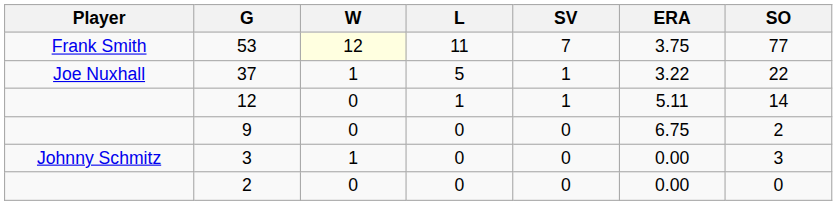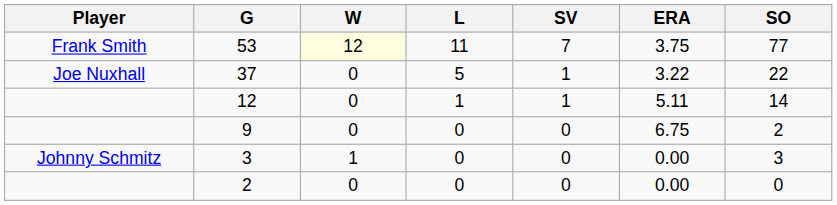(353, 74) 1 -> (353, 74) 0
